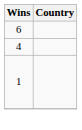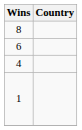+ row: (19, 30)
